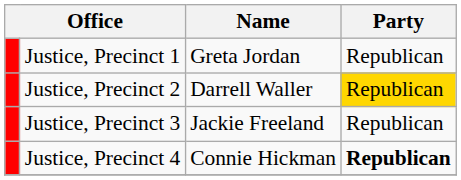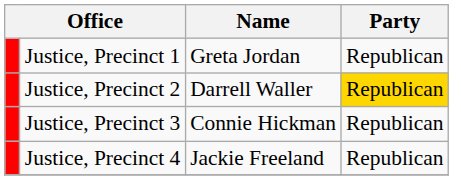(257, 123) Jackie Freeland -> (263, 123) Connie Hickman
(263, 157) Connie Hickman -> (257, 157) Jackie Freeland
(398, 157) bold -> (395, 157) normal
